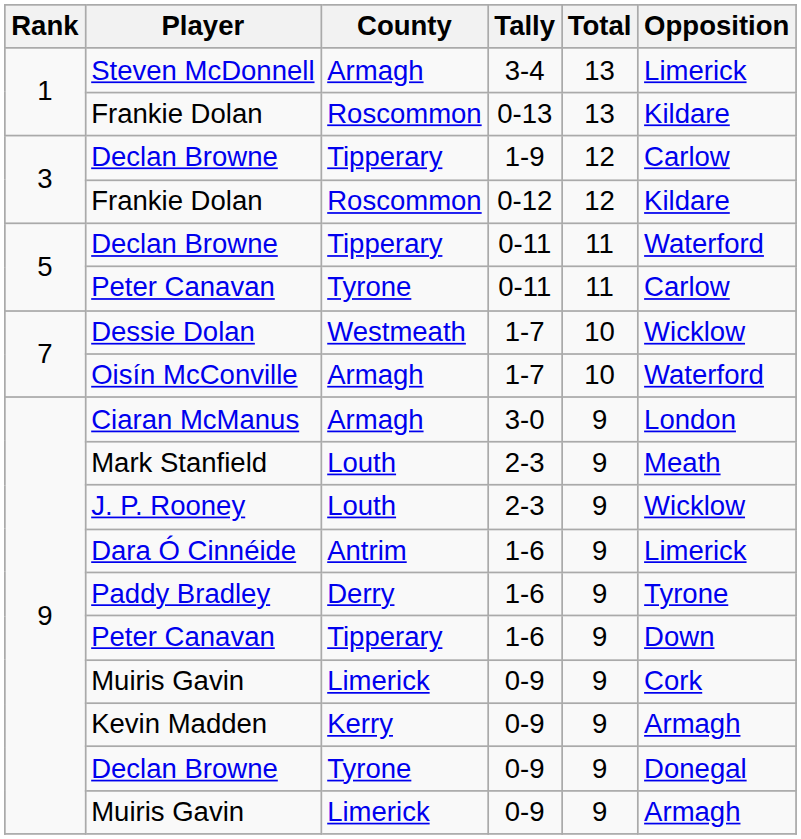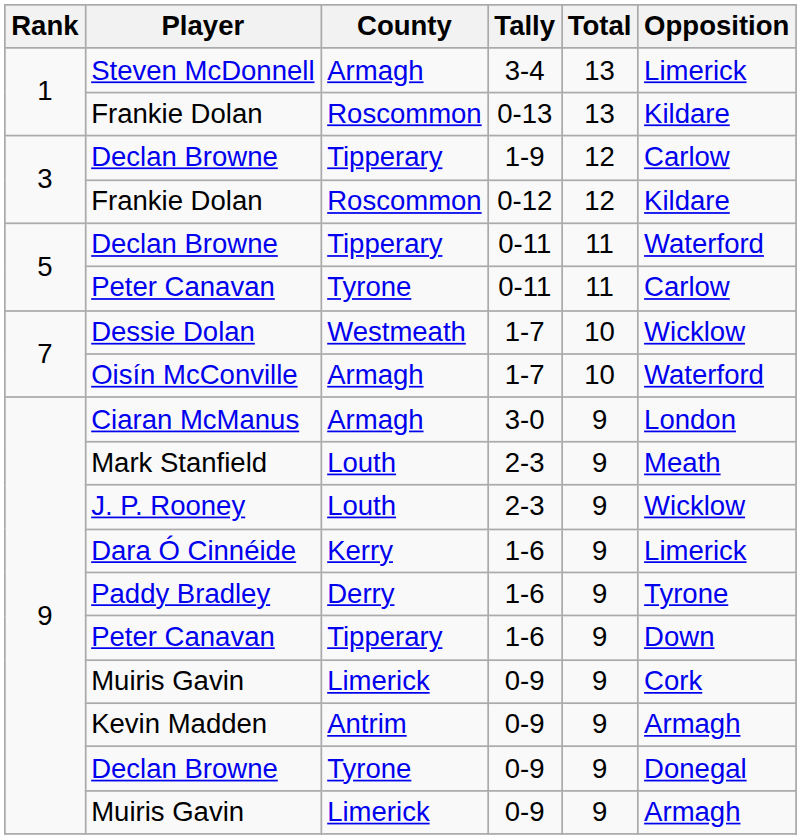(367, 550) Antrim -> (360, 550) Kerry
(360, 724) Kerry -> (367, 724) Antrim
